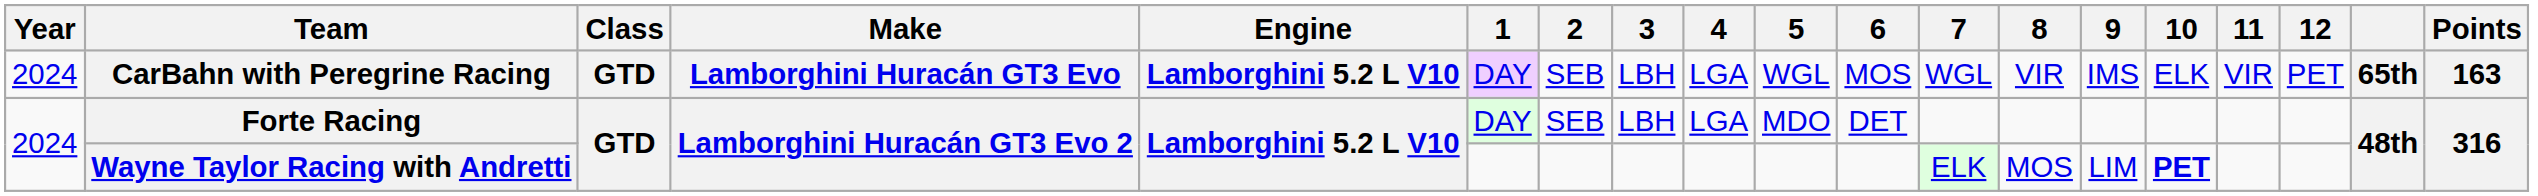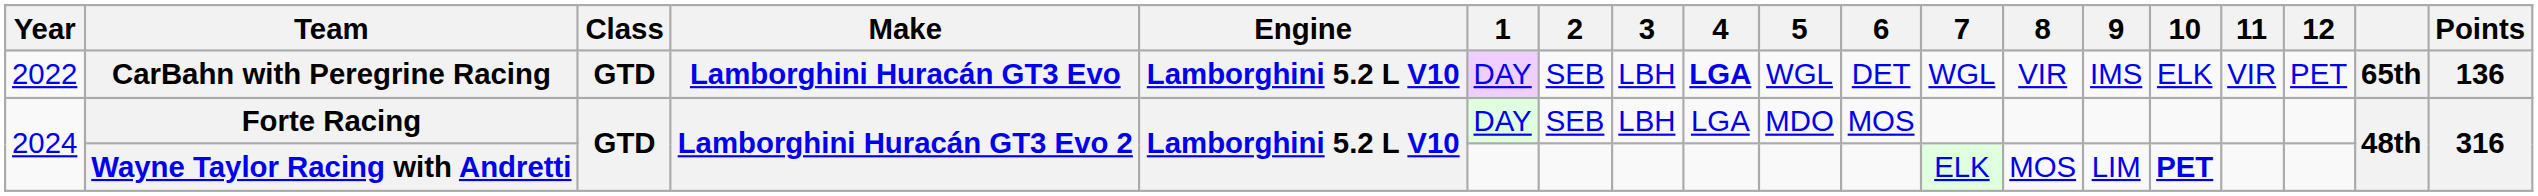(45, 74) 2024 -> (45, 74) 2022
(1719, 74) normal -> (1720, 74) bold
(1878, 74) MOS -> (1881, 74) DET
(2477, 74) 163 -> (2480, 74) 136
(1878, 120) DET -> (1881, 120) MOS
